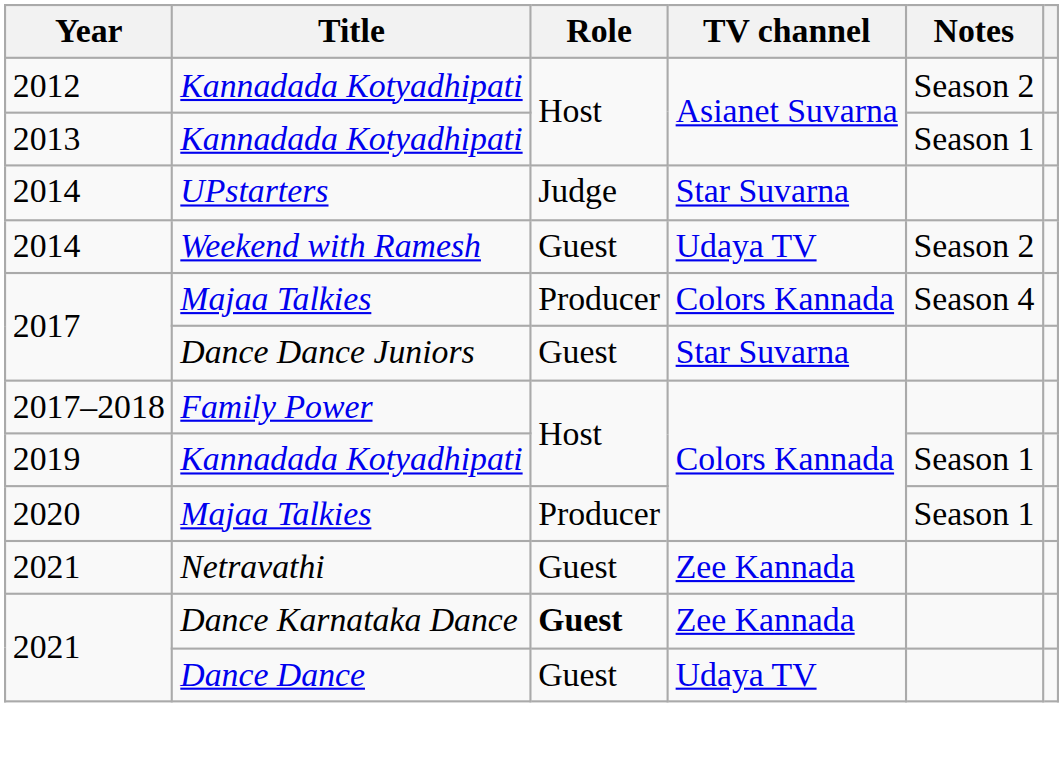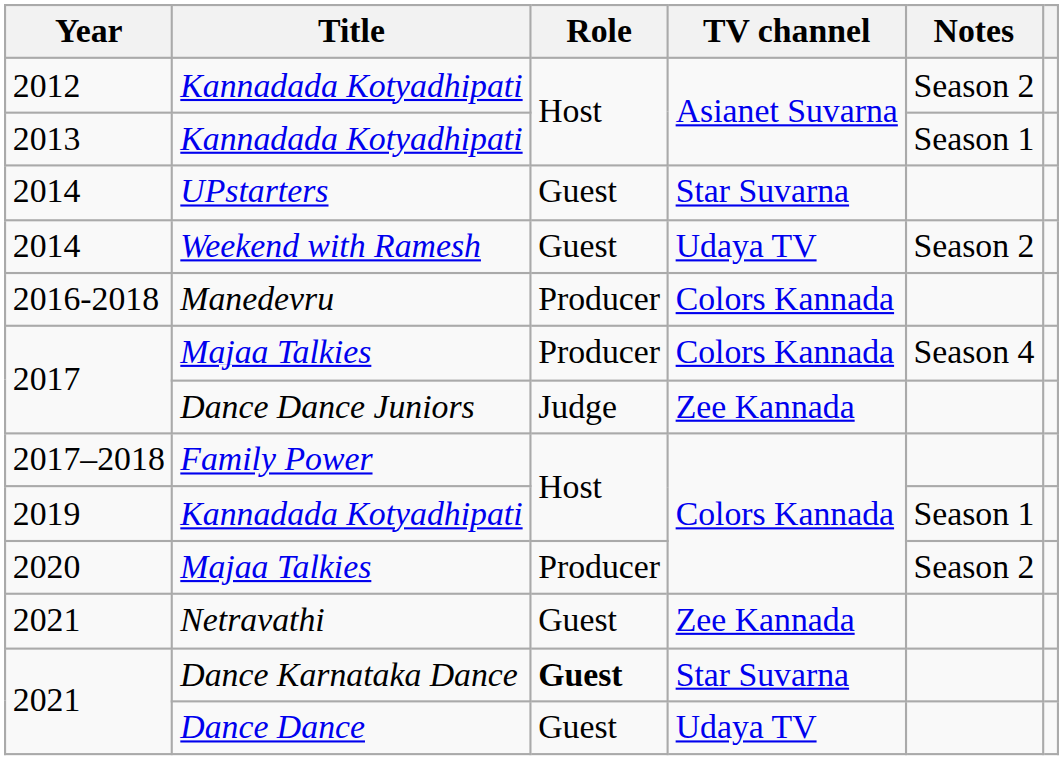(578, 191) Judge -> (578, 191) Guest
+ row: (86, 298)
(578, 352) Guest -> (578, 406) Judge
(762, 352) Star Suvarna -> (765, 406) Zee Kannada
(974, 513) Season 1 -> (974, 566) Season 2
(765, 620) Zee Kannada -> (762, 673) Star Suvarna
